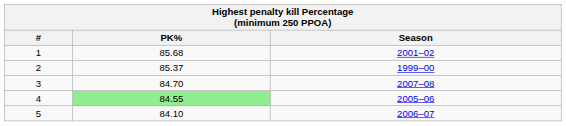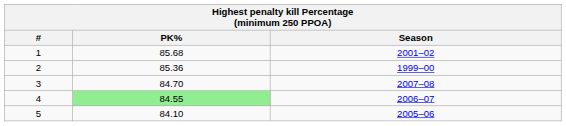(171, 68) 85.37 -> (171, 68) 85.36
(416, 99) 2005–06 -> (416, 99) 2006–07
(416, 114) 2006–07 -> (416, 114) 2005–06
